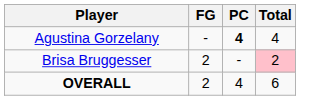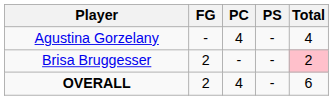+ column: (272, 15)
(239, 38) bold -> (239, 38) normal
